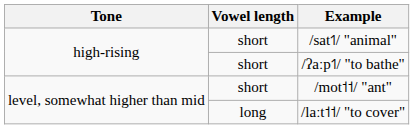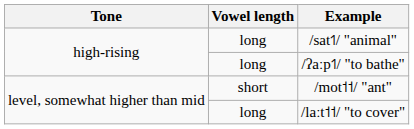(253, 40) short -> (253, 40) long
(253, 64) short -> (253, 64) long
